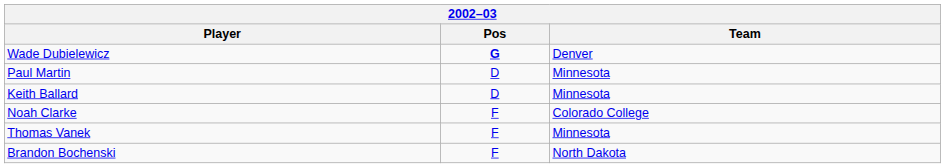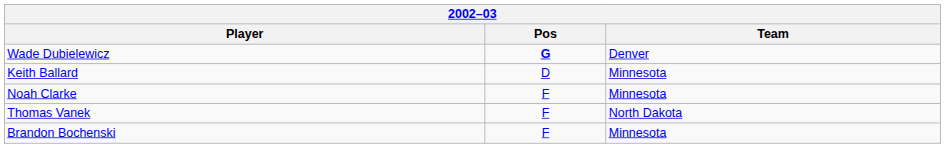- row: (39, 73)
(601, 113) Colorado College -> (638, 93) Minnesota
(581, 133) Minnesota -> (646, 113) North Dakota
(589, 152) North Dakota -> (638, 133) Minnesota
